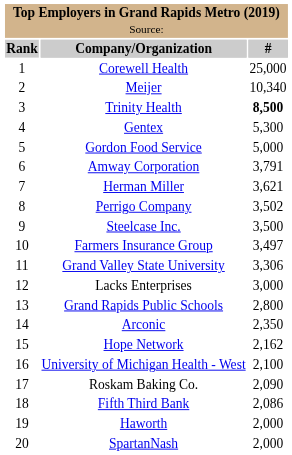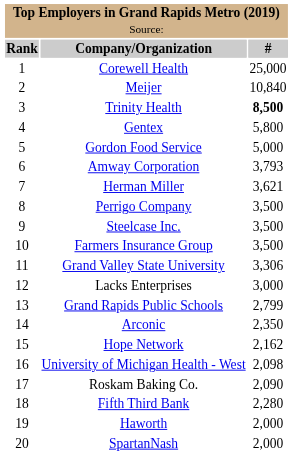(268, 88) 10,340 -> (268, 88) 10,840
(268, 128) 5,300 -> (268, 128) 5,800
(268, 167) 3,791 -> (268, 167) 3,793
(268, 207) 3,502 -> (268, 207) 3,500
(268, 246) 3,497 -> (268, 246) 3,500
(268, 305) 2,800 -> (268, 305) 2,799
(268, 364) 2,100 -> (268, 364) 2,098
(268, 404) 2,086 -> (268, 404) 2,280
